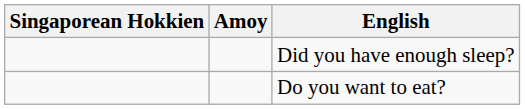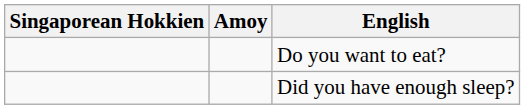rows swapped: (361, 87) <-> (396, 54)
